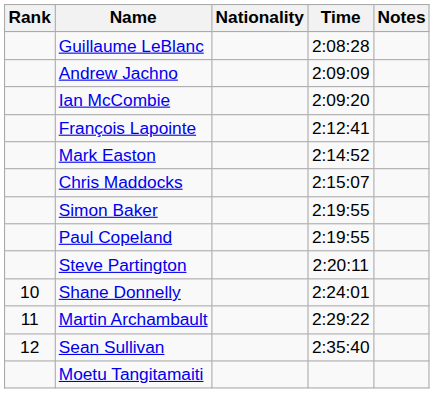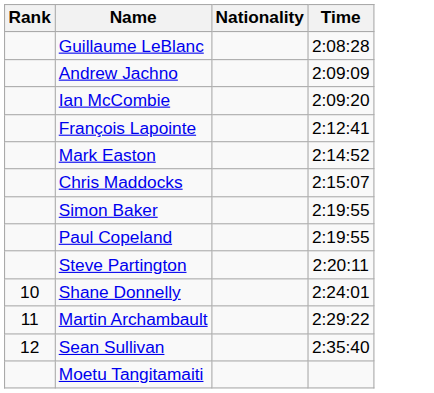- column: (402, 18)
